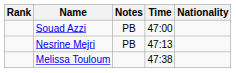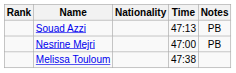columns swapped: (203, 12) <-> (129, 12)
(160, 28) 47:00 -> (183, 28) 47:13
(160, 44) 47:13 -> (183, 44) 47:00
